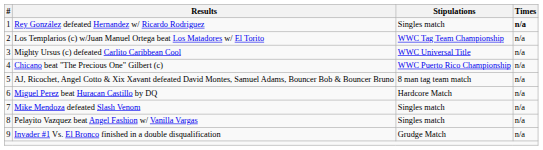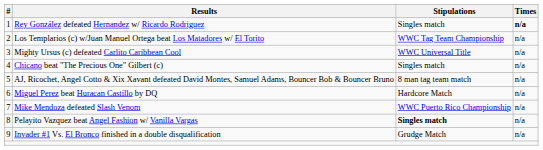(454, 65) WWC Puerto Rico Championship -> (421, 65) Singles match
(421, 106) Singles match -> (454, 106) WWC Puerto Rico Championship
(421, 120) normal -> (422, 120) bold
